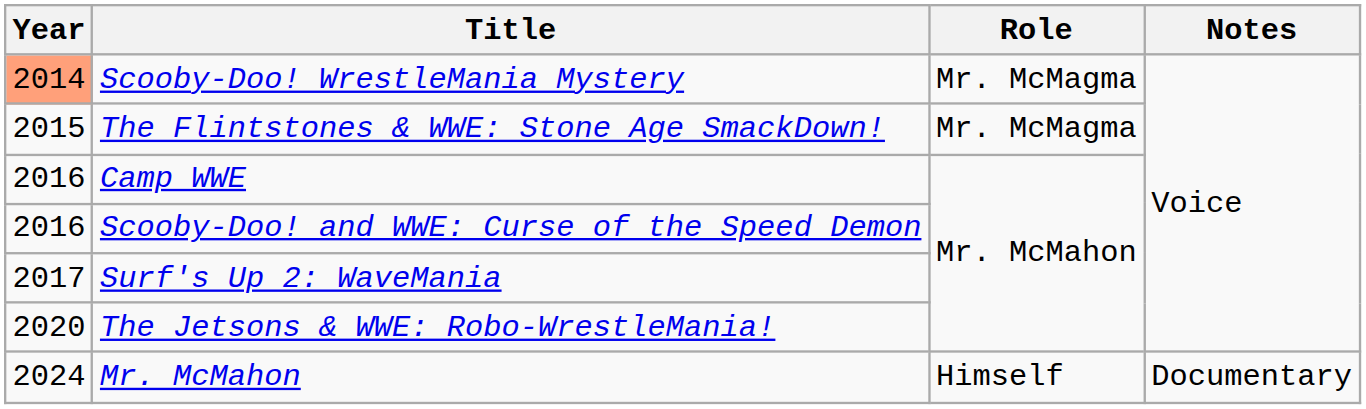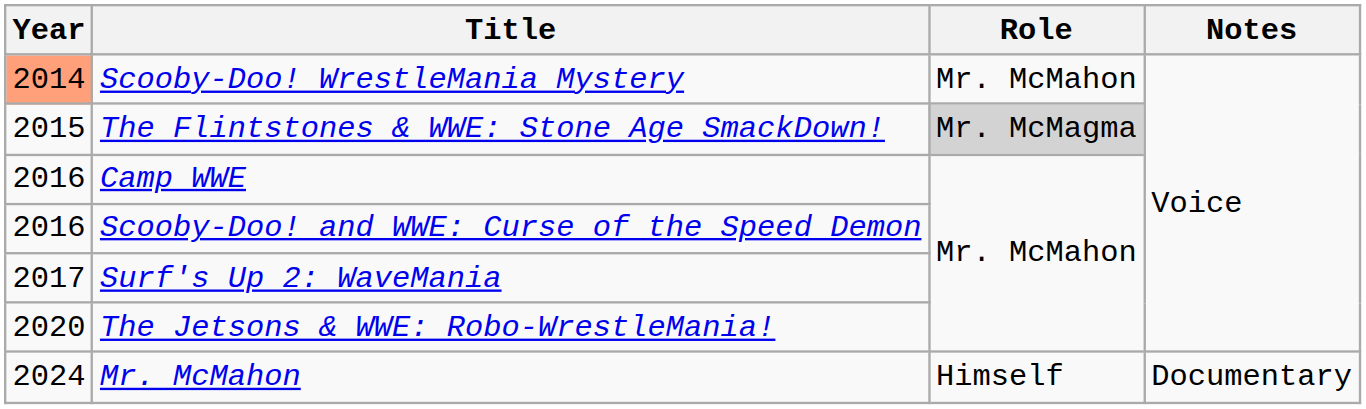(1036, 80) Mr. McMagma -> (1036, 80) Mr. McMahon
(1036, 129) no background -> (1036, 129) lightgrey background
